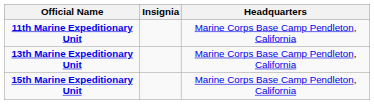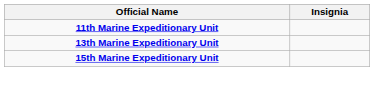- column: (276, 12)
